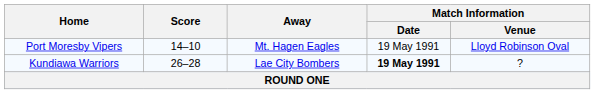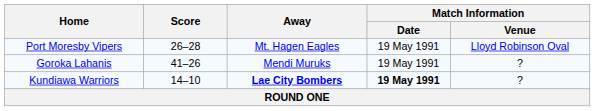(186, 47) 14–10 -> (186, 47) 26–28
+ row: (74, 64)
(186, 64) 26–28 -> (186, 81) 14–10
(297, 64) normal -> (297, 81) bold
